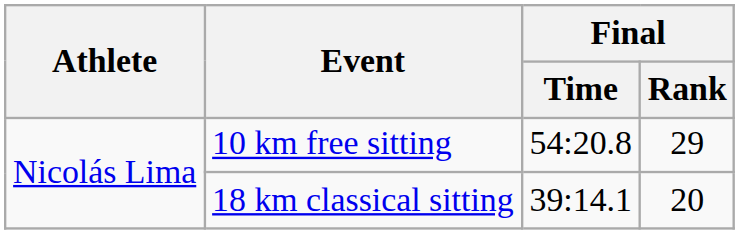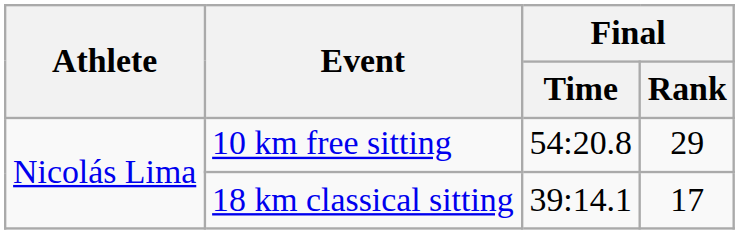(687, 200) 20 -> (687, 200) 17
